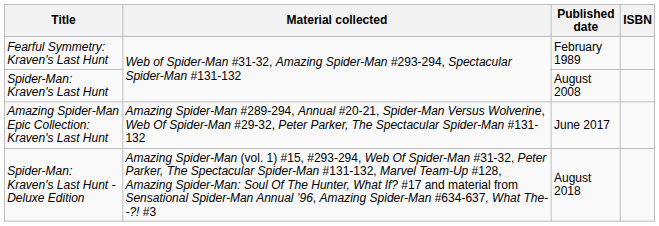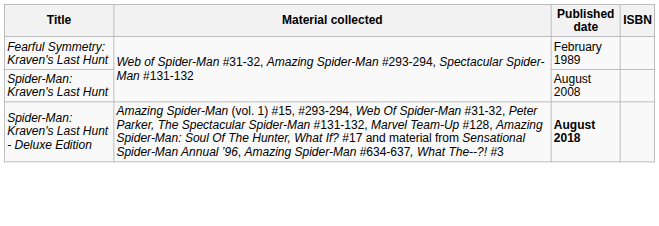- row: (63, 125)
(573, 184) normal -> (574, 131) bold
